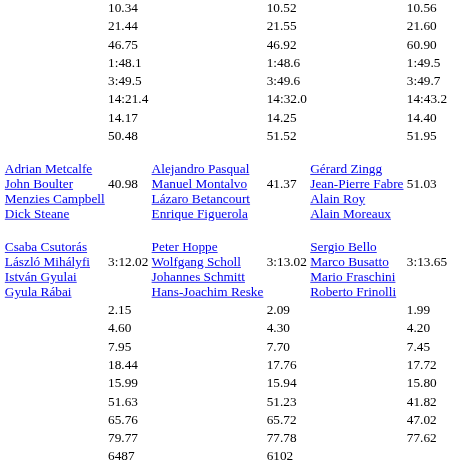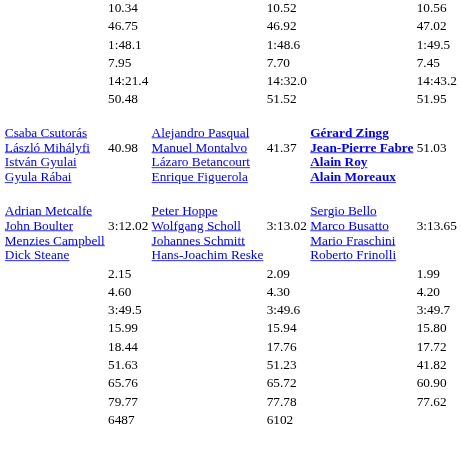- row: (123, 26)
(422, 44) 60.90 -> (432, 26) 47.02
rows swapped: (125, 81) <-> (120, 346)
- row: (123, 117)
(55, 191) Adrian Metcalfe John Boulter Menzies Campbell Dick Steane -> (47, 154) Csaba Csutorás László Mihályfi István Gyulai Gyula Rábai
(357, 191) normal -> (362, 154) bold
(47, 269) Csaba Csutorás László Mihályfi István Gyulai Gyula Rábai -> (55, 232) Adrian Metcalfe John Boulter Menzies Campbell Dick Steane
rows swapped: (123, 383) <-> (123, 364)
(422, 419) 47.02 -> (432, 383) 60.90
